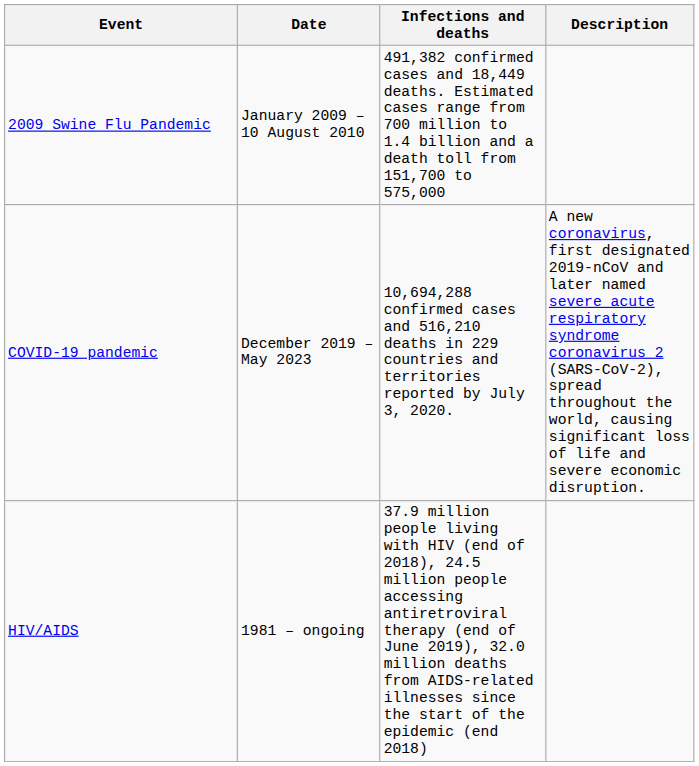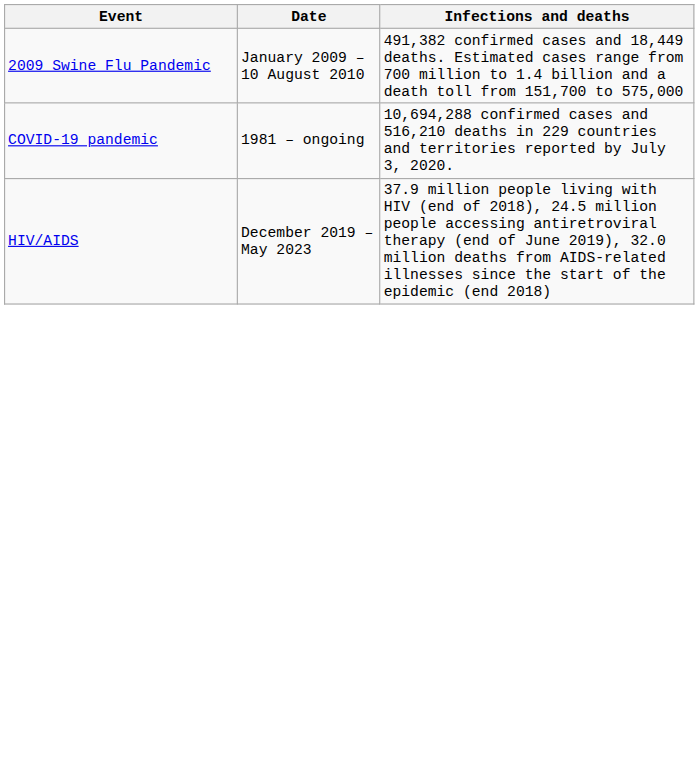- column: (620, 25)
(307, 353) December 2019 – May 2023 -> (303, 141) 1981 – ongoing
(303, 631) 1981 – ongoing -> (307, 241) December 2019 – May 2023
